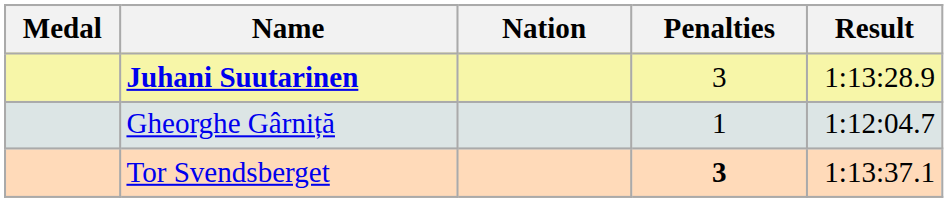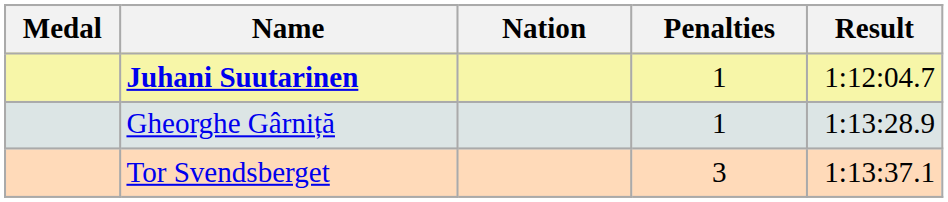(719, 76) 3 -> (719, 76) 1
(880, 76) 1:13:28.9 -> (880, 76) 1:12:04.7
(880, 124) 1:12:04.7 -> (880, 124) 1:13:28.9
(719, 172) bold -> (719, 172) normal
